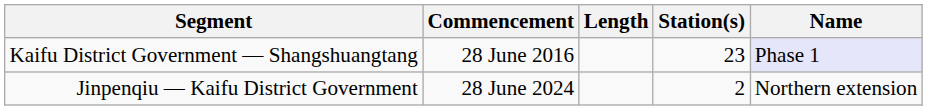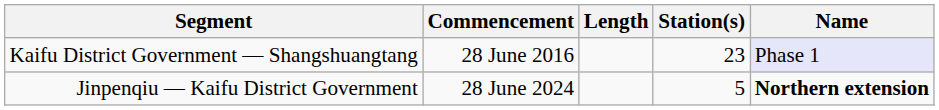(740, 88) 2 -> (740, 88) 5
(836, 88) normal -> (842, 88) bold
